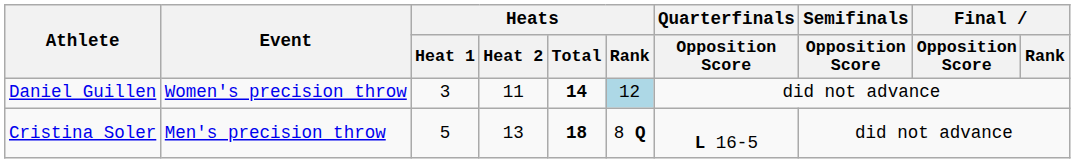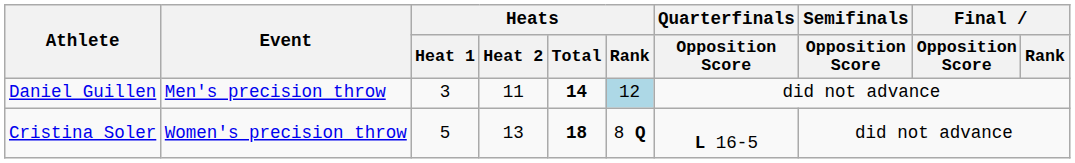(286, 93) Women's precision throw -> (275, 93) Men's precision throw
(275, 133) Men's precision throw -> (286, 133) Women's precision throw
